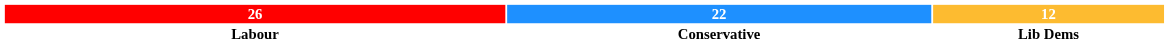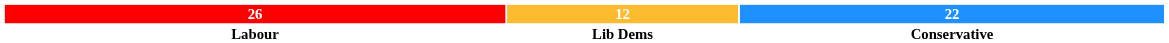columns swapped: (719, 14) <-> (1048, 14)
